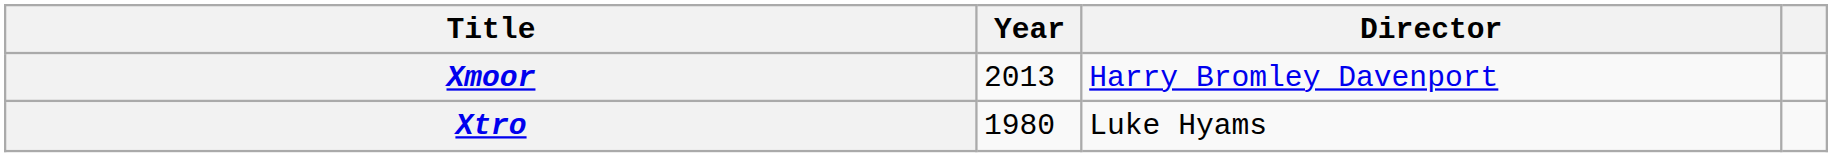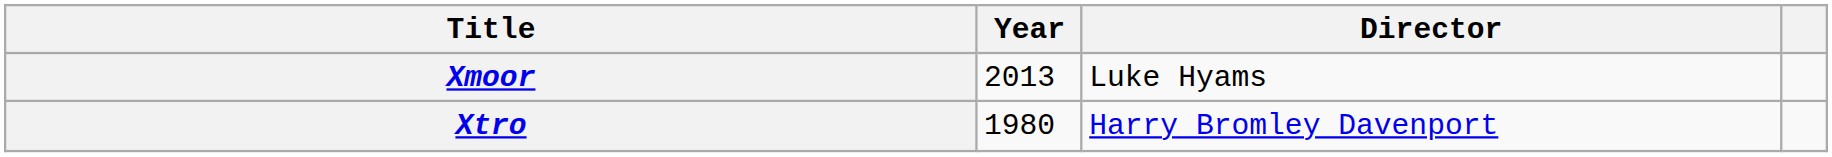(1294, 78) Harry Bromley Davenport -> (1178, 78) Luke Hyams
(1178, 126) Luke Hyams -> (1294, 126) Harry Bromley Davenport
